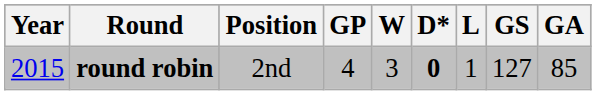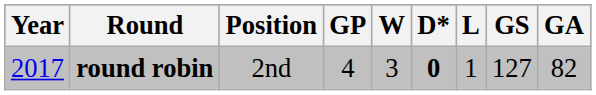(38, 67) 2015 -> (38, 67) 2017
(564, 67) 85 -> (564, 67) 82
